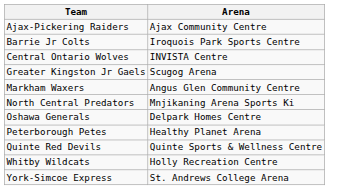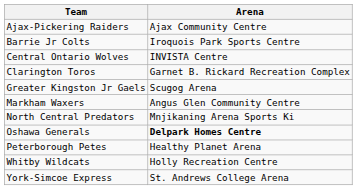+ row: (51, 72)
(205, 117) normal -> (205, 132) bold
- row: (54, 147)
